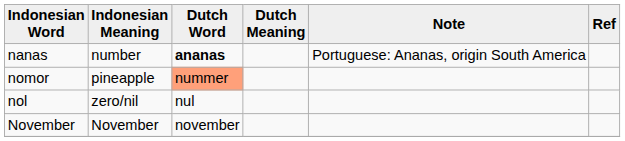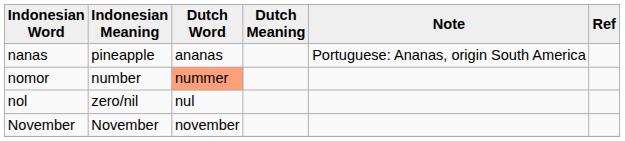(116, 55) number -> (123, 55) pineapple
(200, 55) bold -> (199, 55) normal
(123, 78) pineapple -> (116, 78) number
